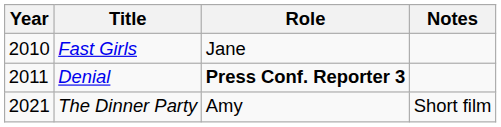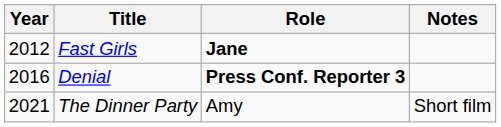(29, 48) 2010 -> (29, 48) 2012
(226, 48) normal -> (227, 48) bold
(29, 77) 2011 -> (29, 77) 2016
